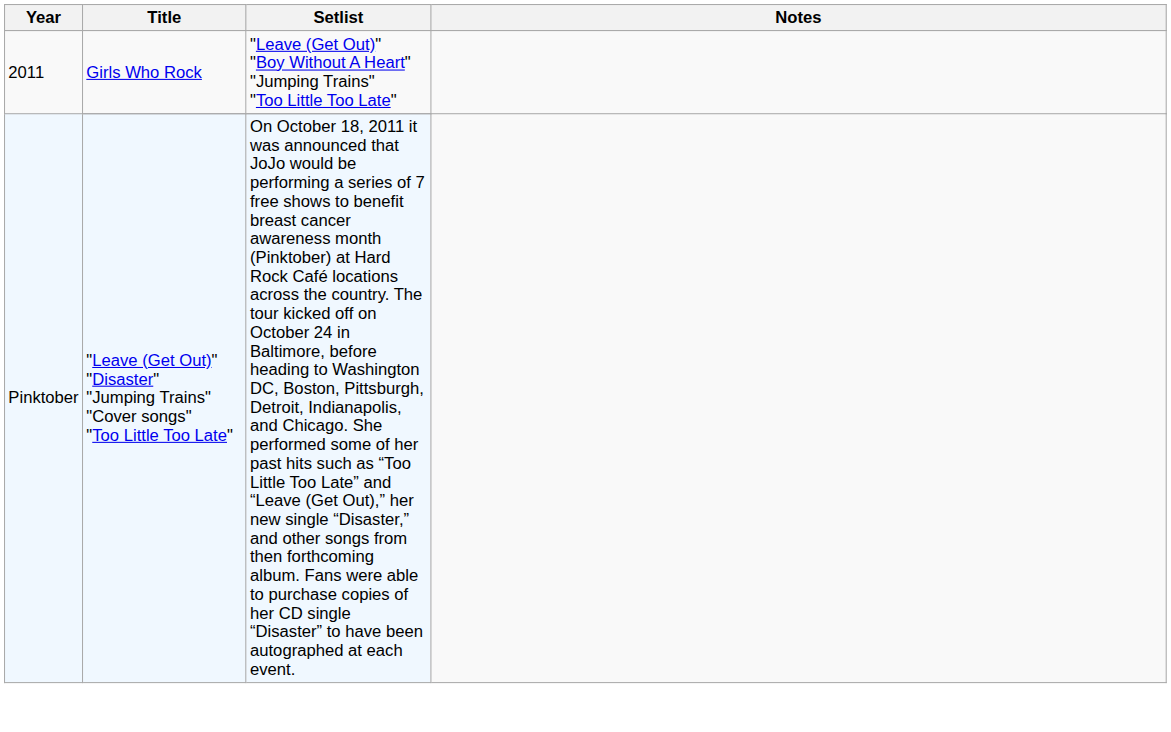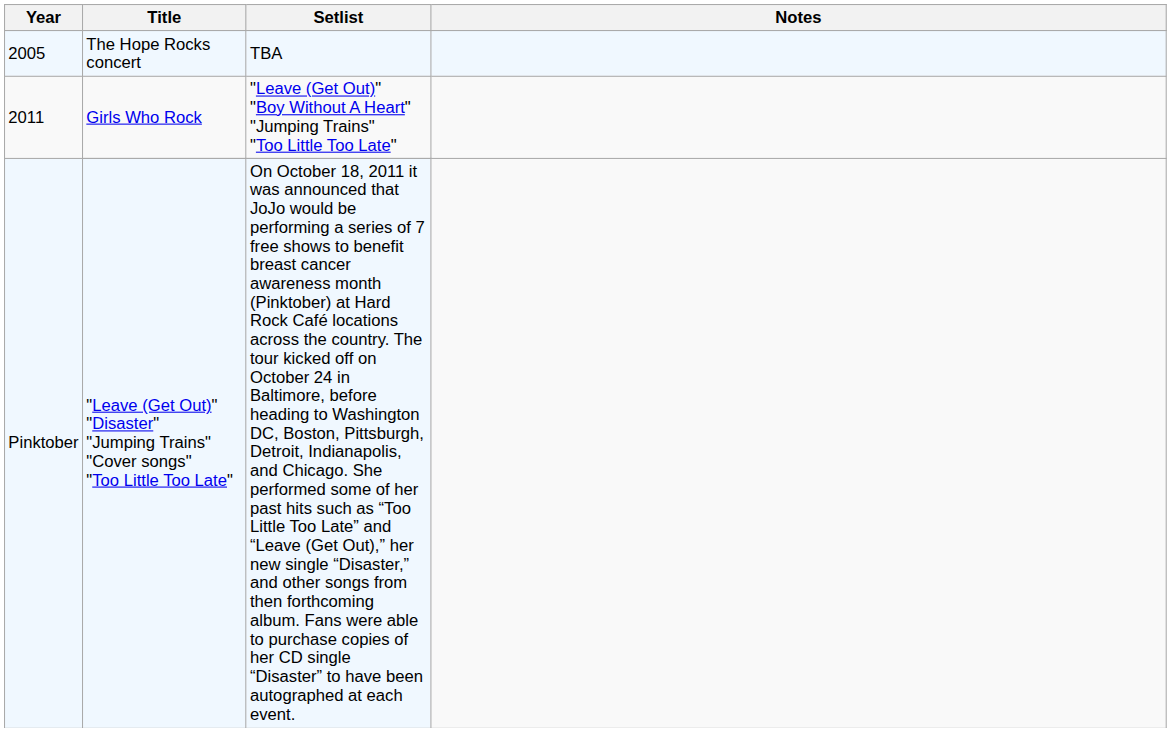+ row: (148, 53)
